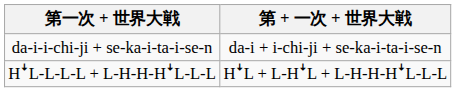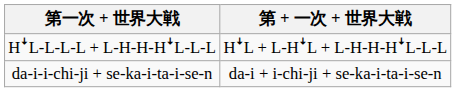rows swapped: (112, 47) <-> (112, 73)
